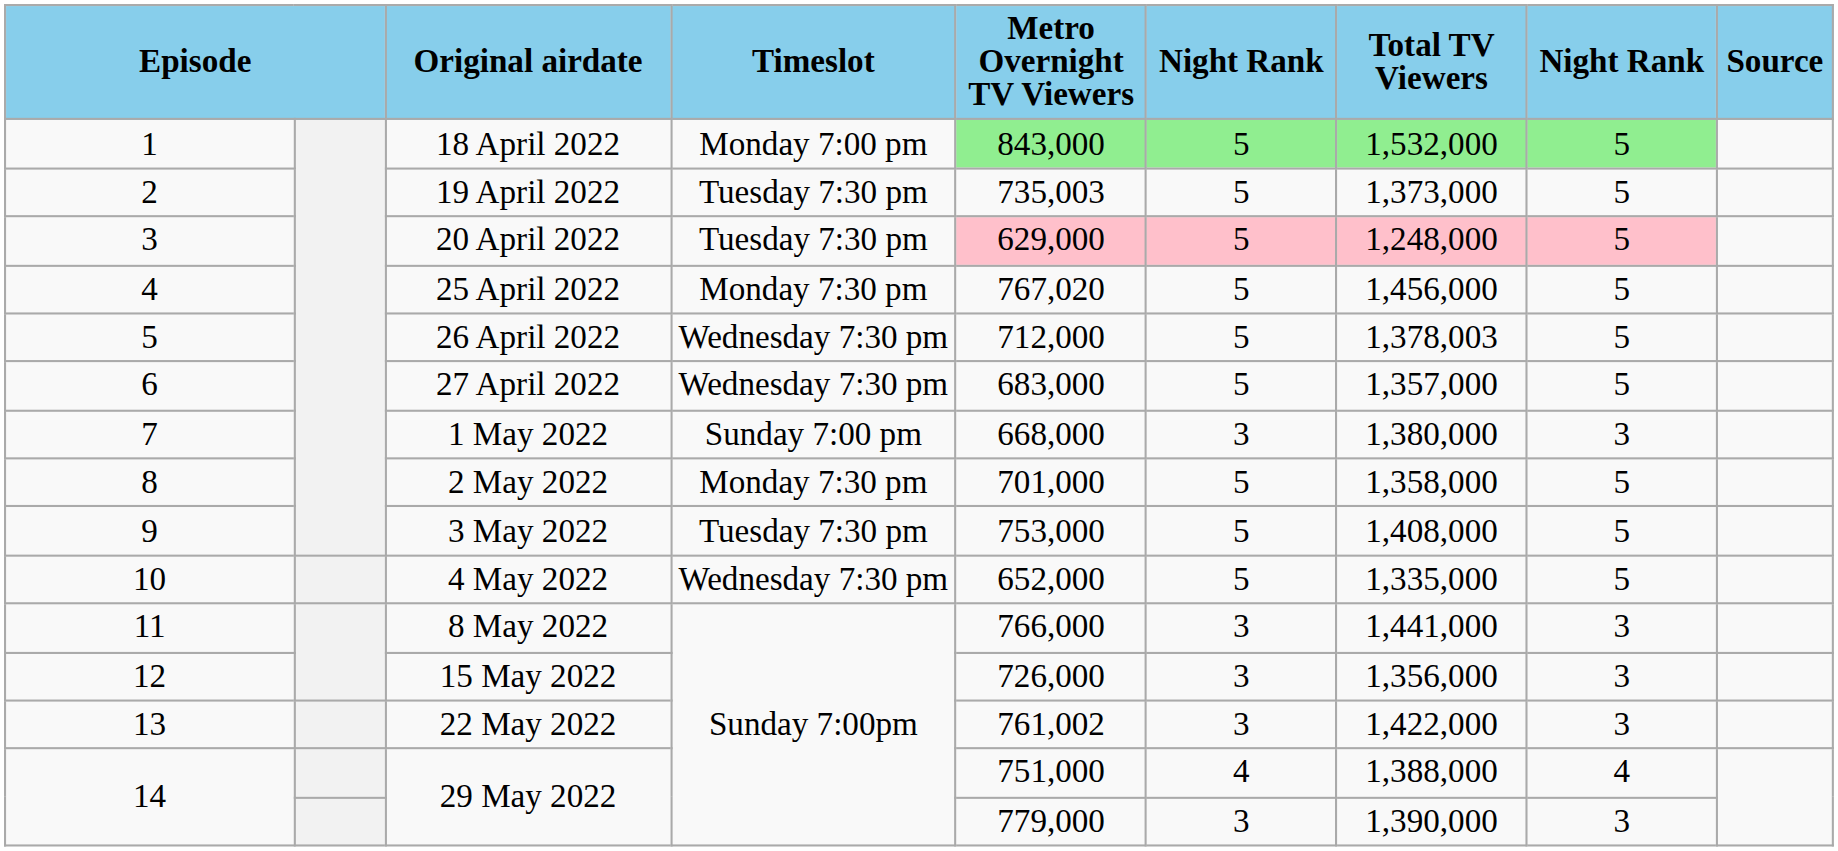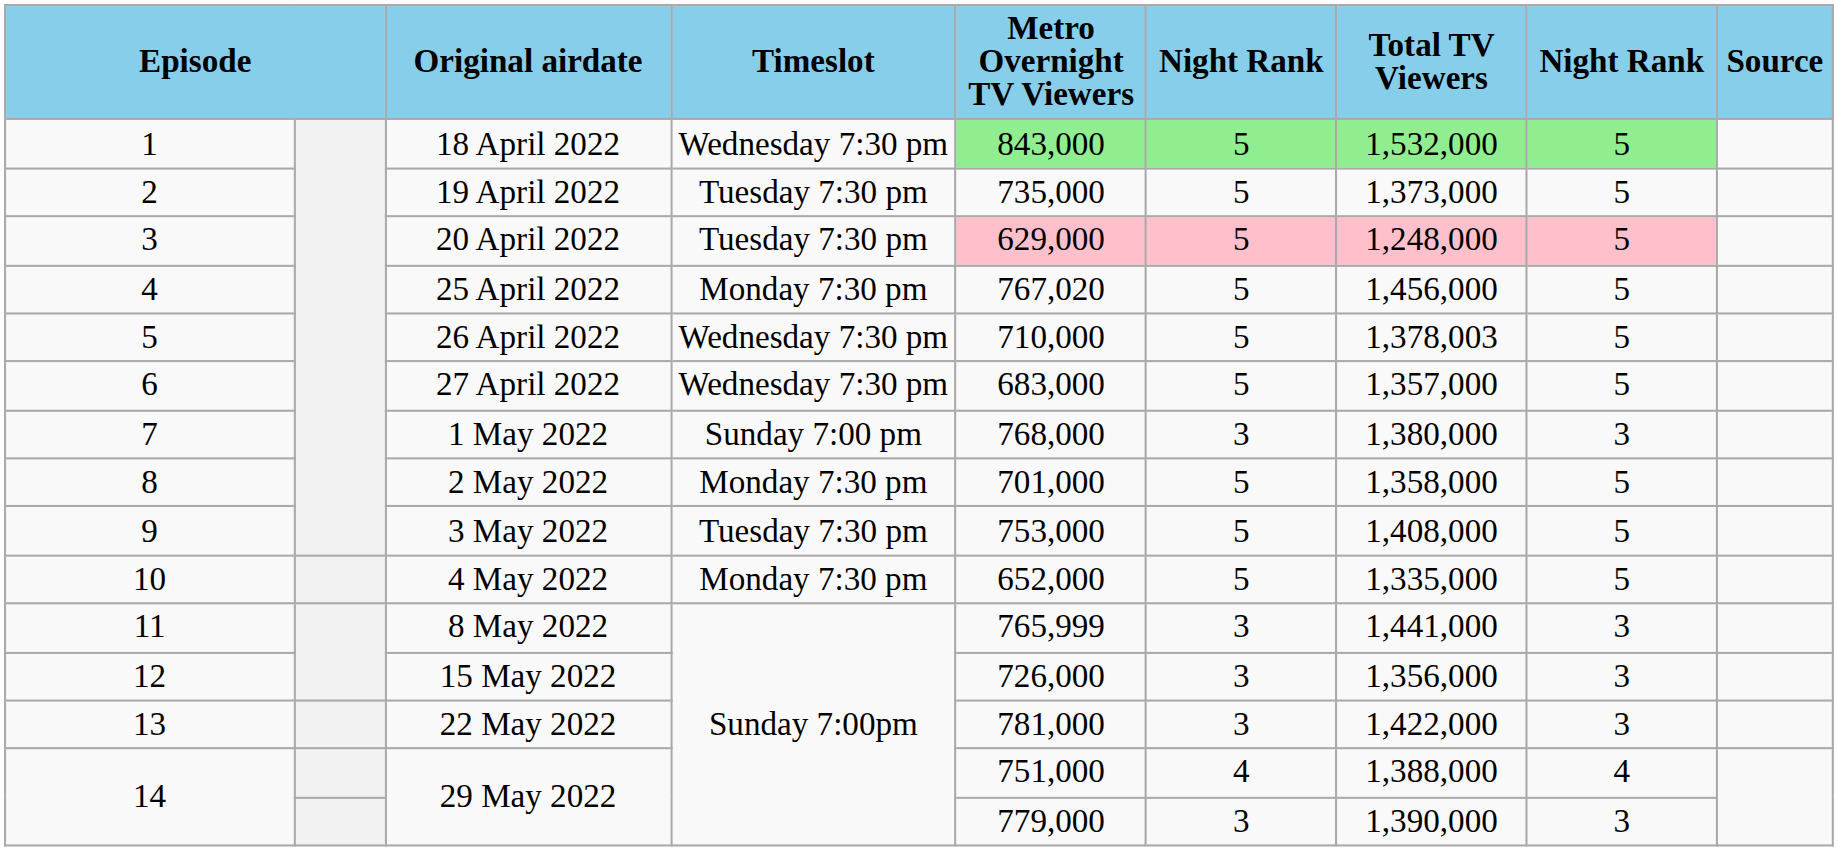(813, 143) Monday 7:00 pm -> (813, 143) Wednesday 7:30 pm
(1051, 191) 735,003 -> (1051, 191) 735,000
(1051, 336) 712,000 -> (1051, 336) 710,000
(1051, 433) 668,000 -> (1051, 433) 768,000
(813, 578) Wednesday 7:30 pm -> (813, 578) Monday 7:30 pm
(1051, 627) 766,000 -> (1051, 627) 765,999
(1051, 723) 761,002 -> (1051, 723) 781,000
